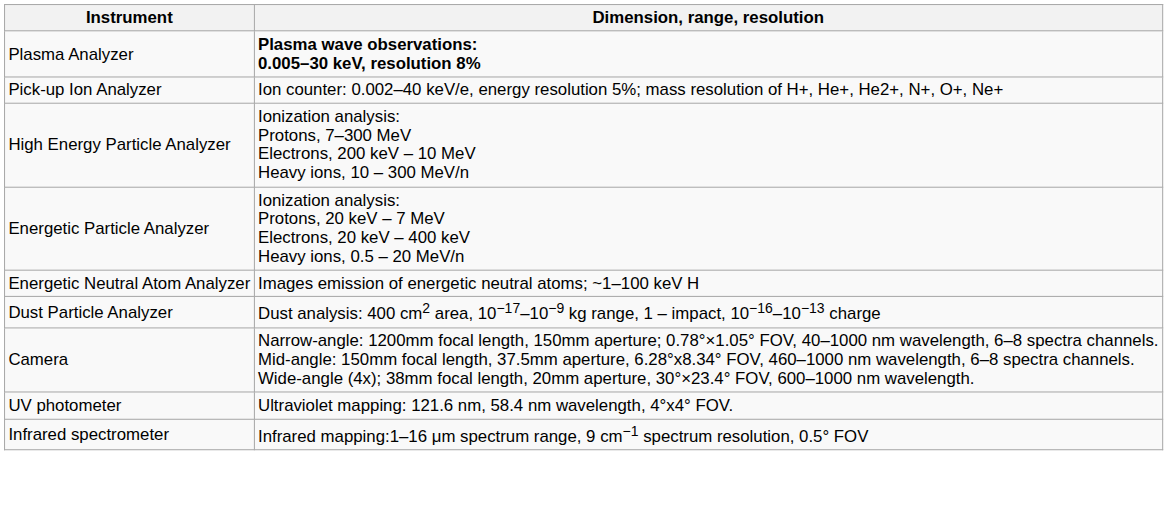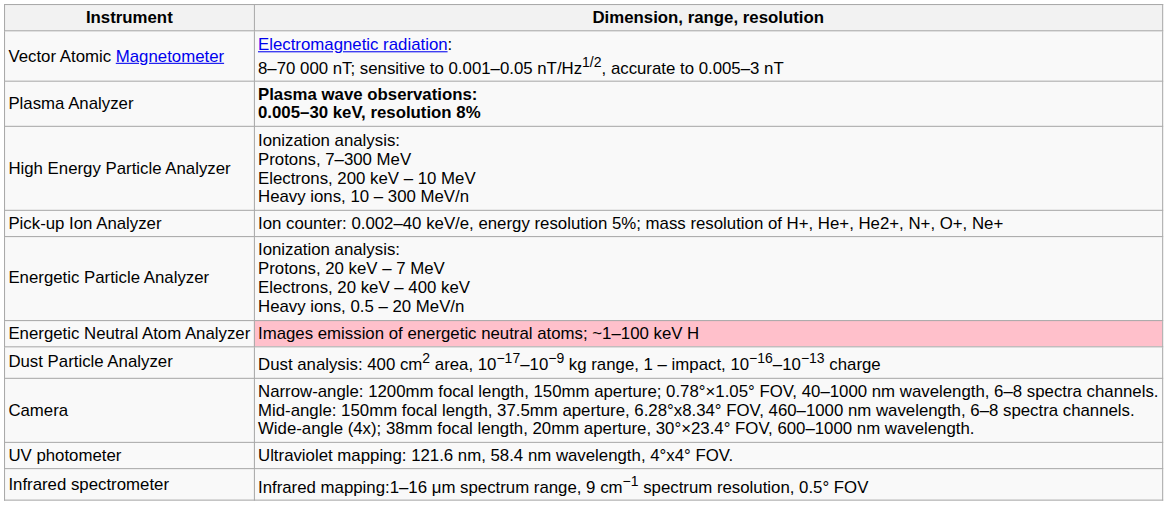+ row: (116, 56)
rows swapped: (85, 90) <-> (120, 145)
(479, 283) no background -> (479, 333) pink background
